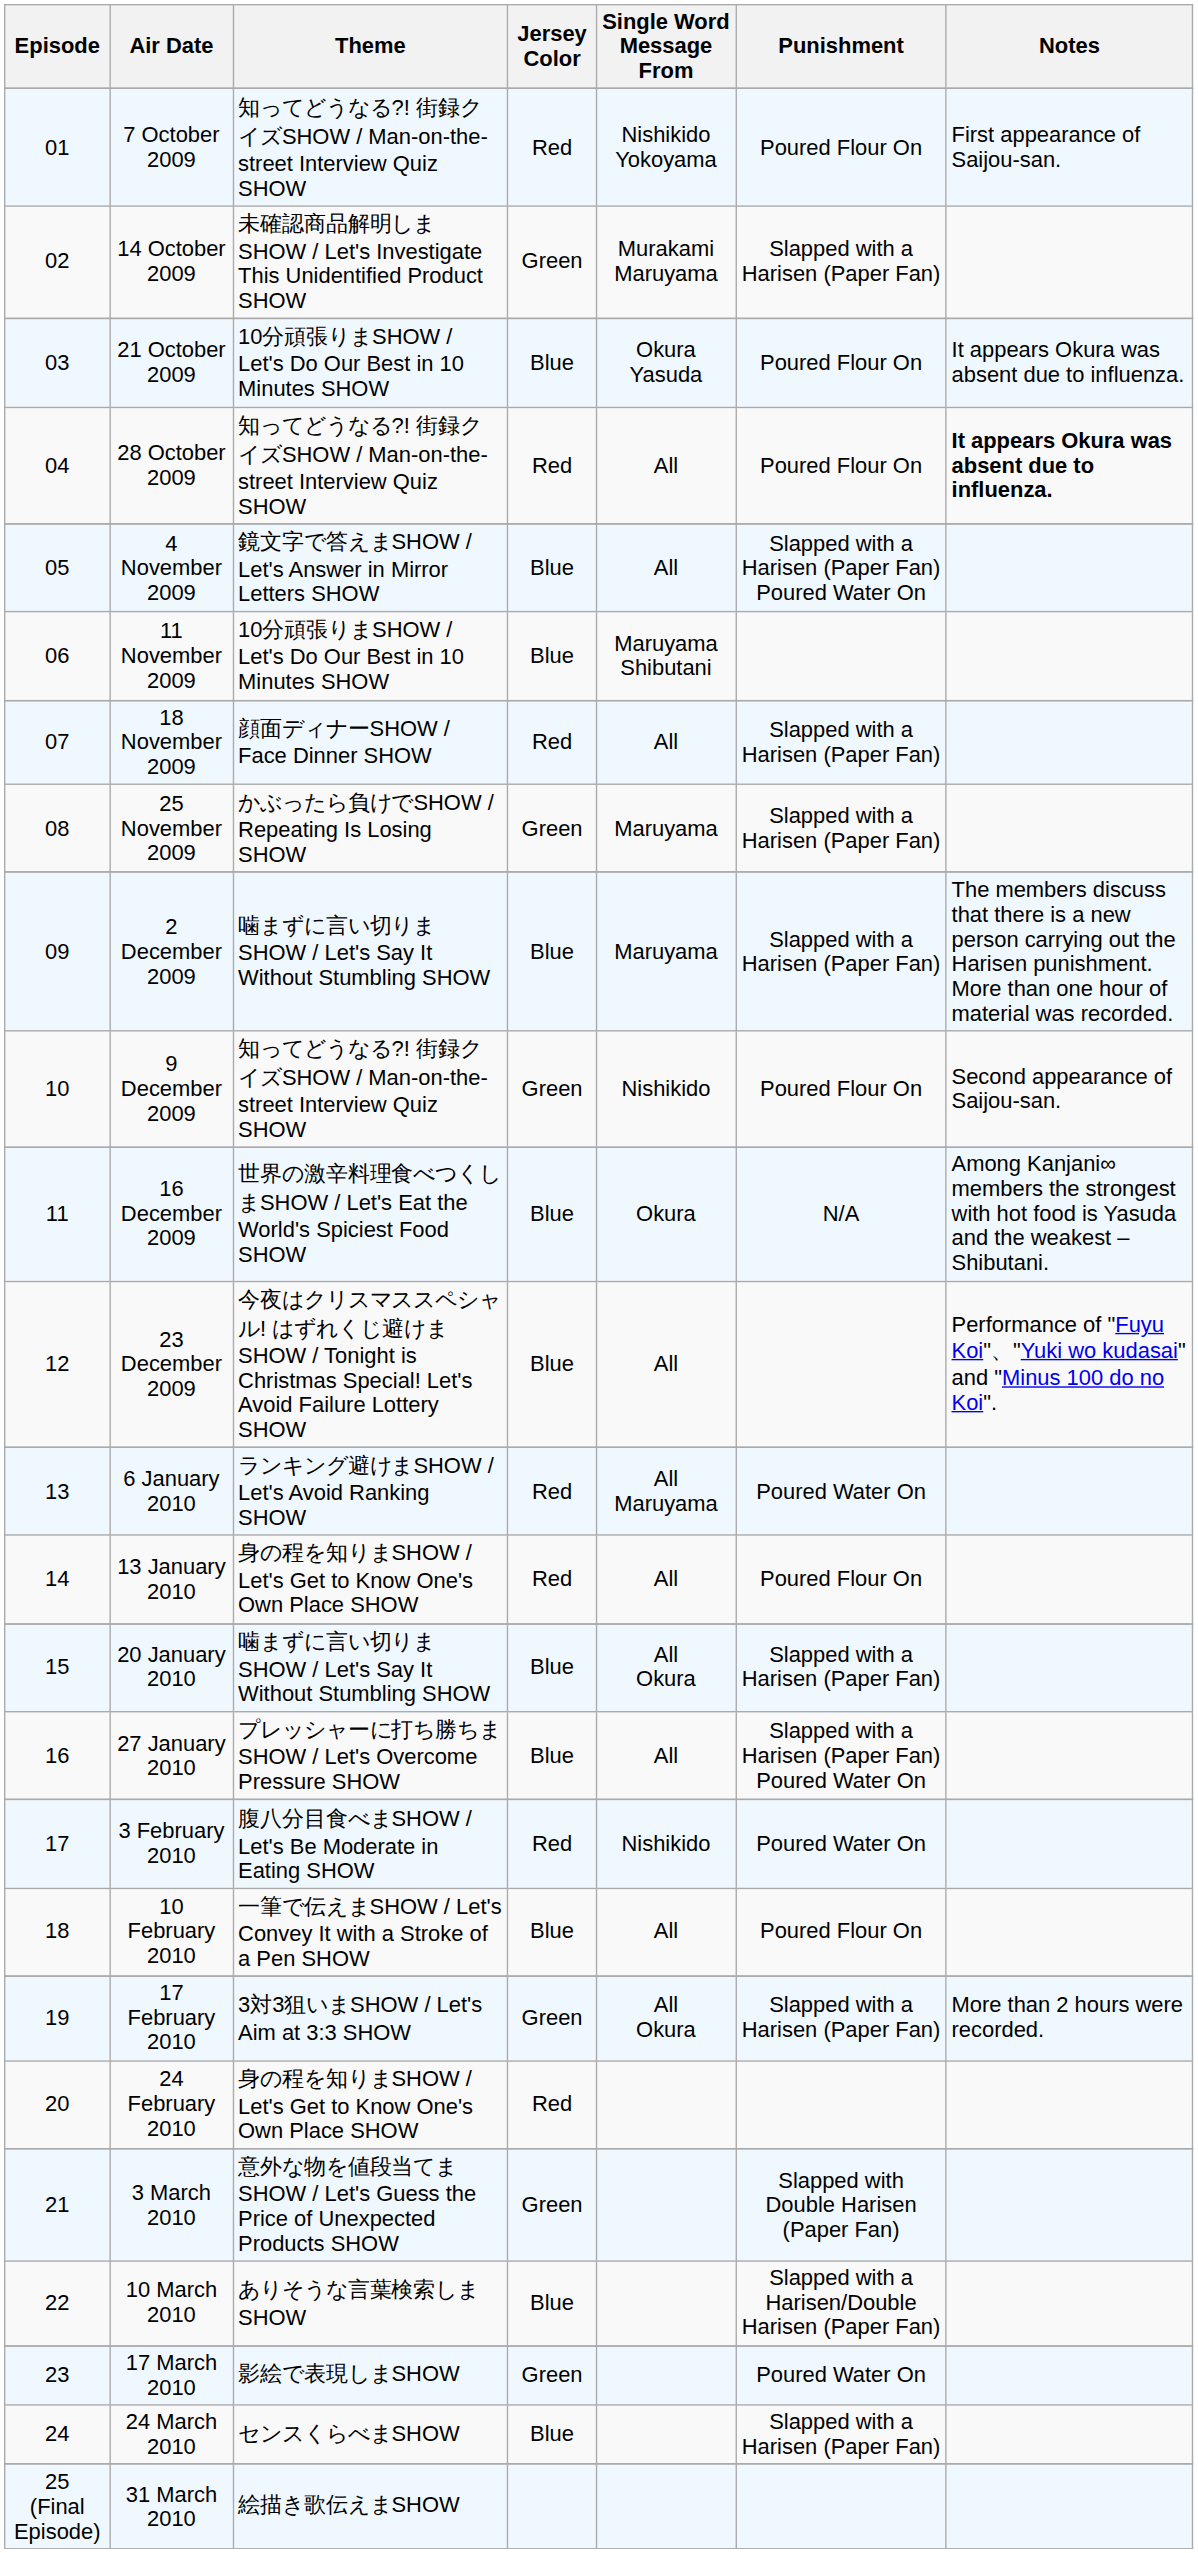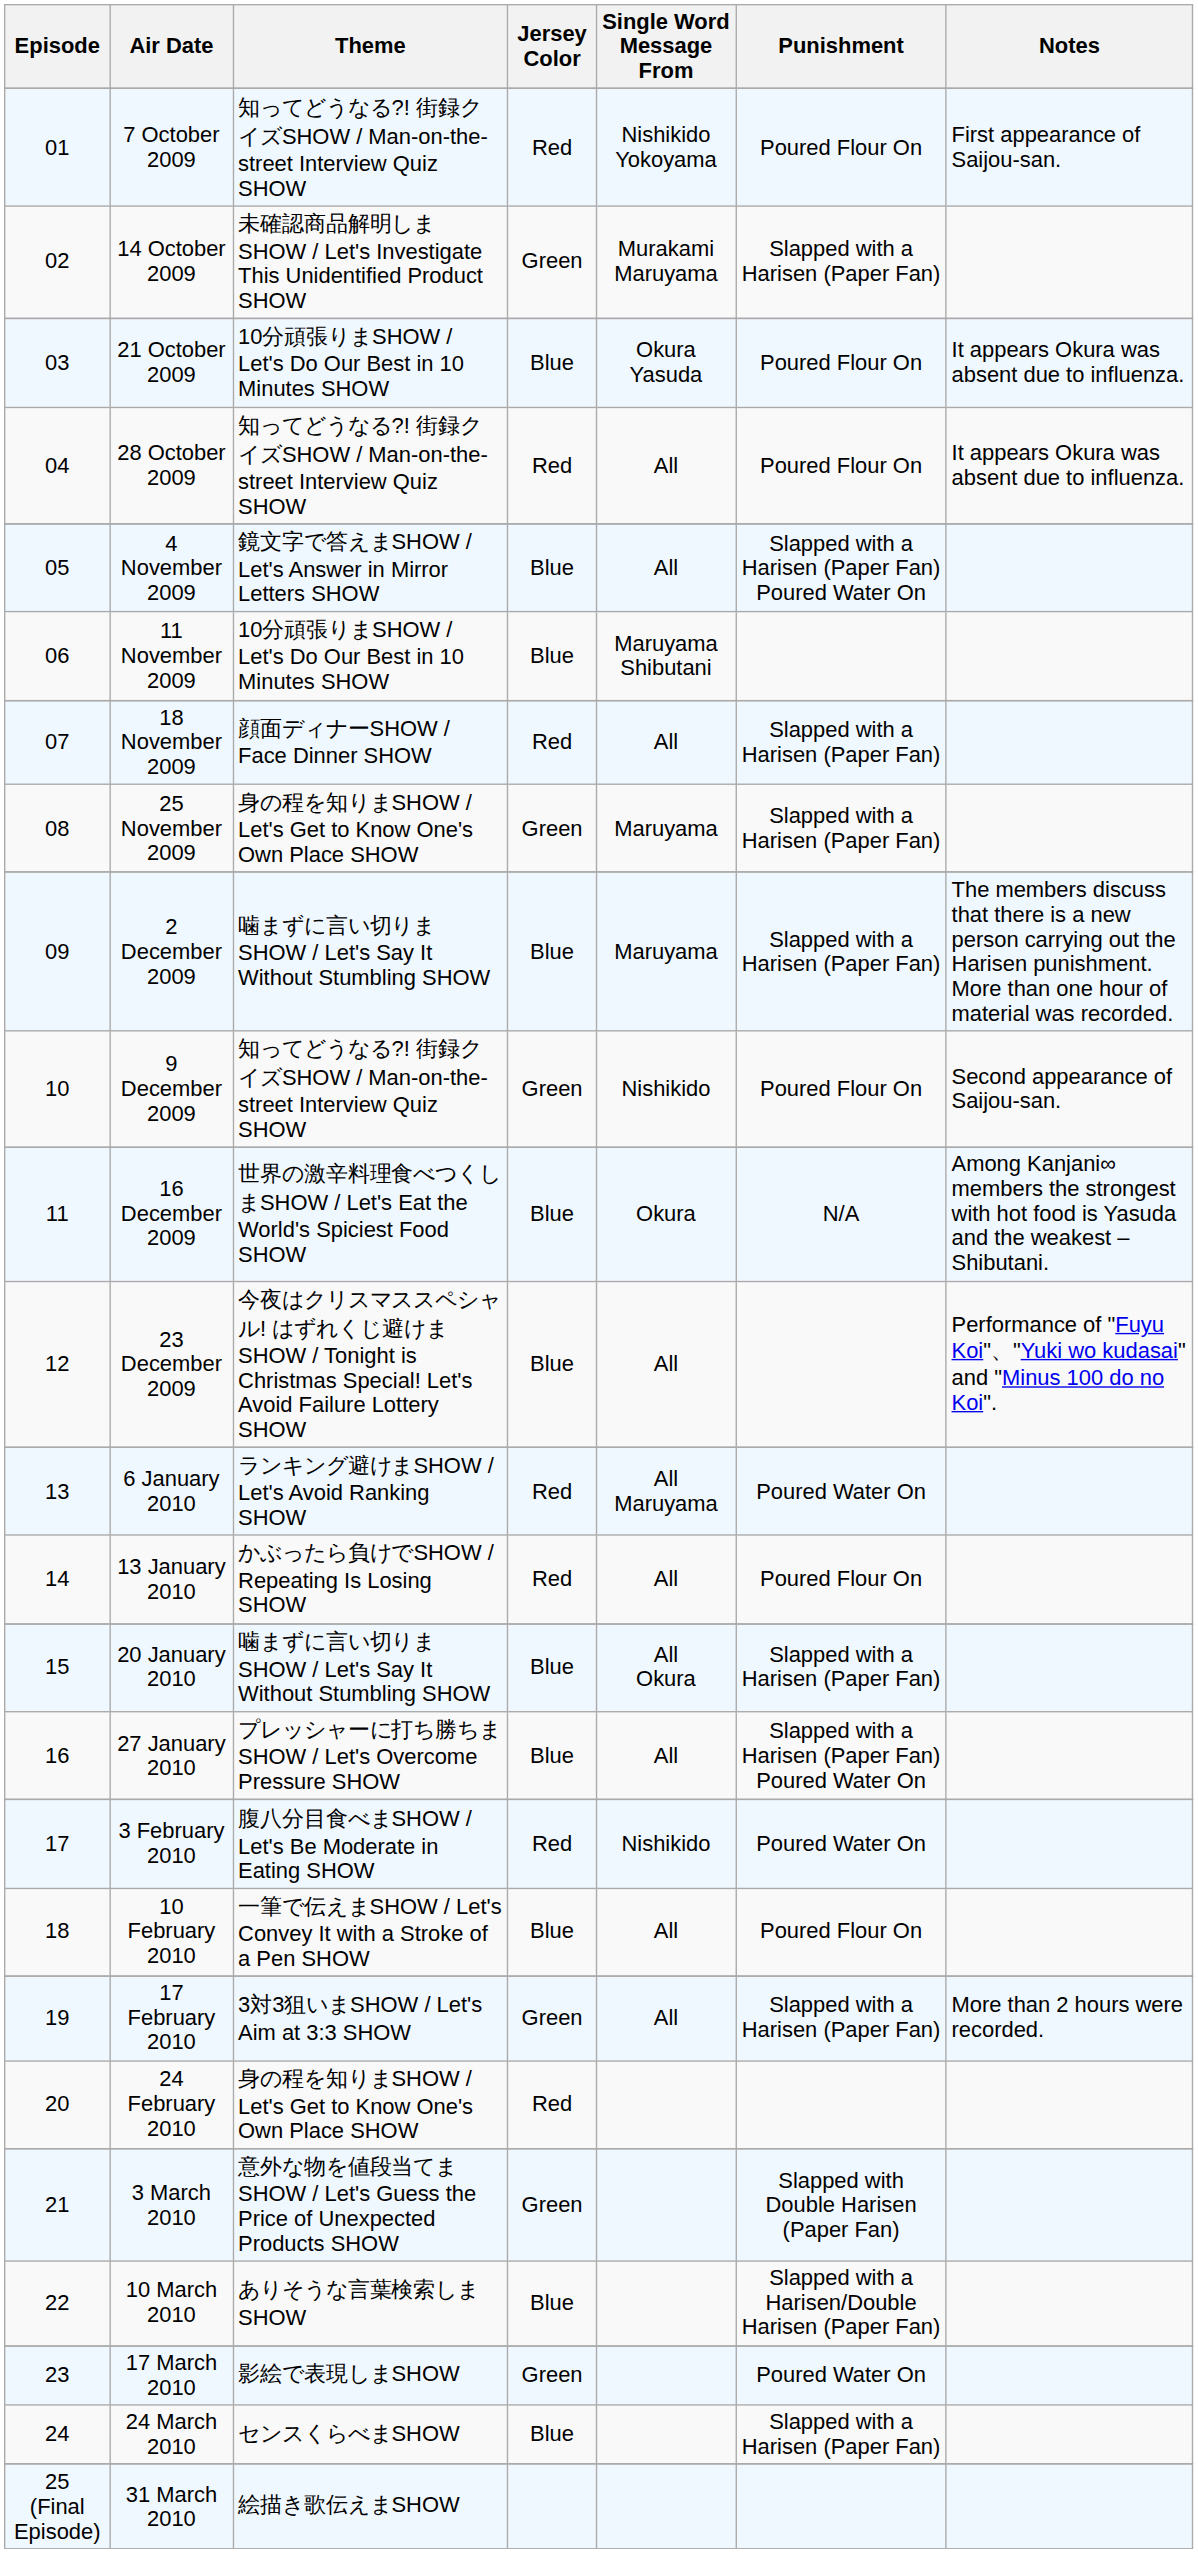(1062, 465) bold -> (1068, 465) normal
(366, 828) かぶったら負けでSHOW / Repeating Is Losing SHOW -> (356, 828) 身の程を知りまSHOW / Let's Get to Know One's Own Place SHOW
(356, 1579) 身の程を知りまSHOW / Let's Get to Know One's Own Place SHOW -> (366, 1579) かぶったら負けでSHOW / Repeating Is Losing SHOW
(666, 2018) All Okura -> (666, 2018) All
